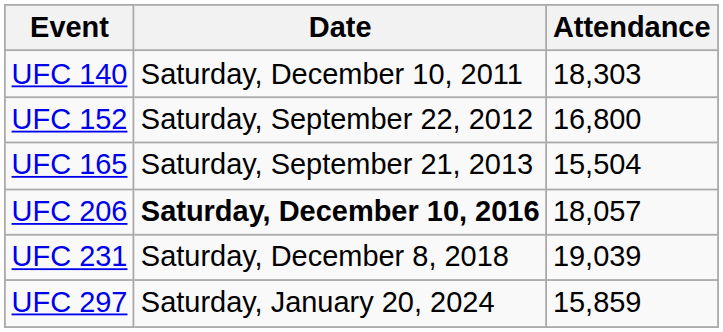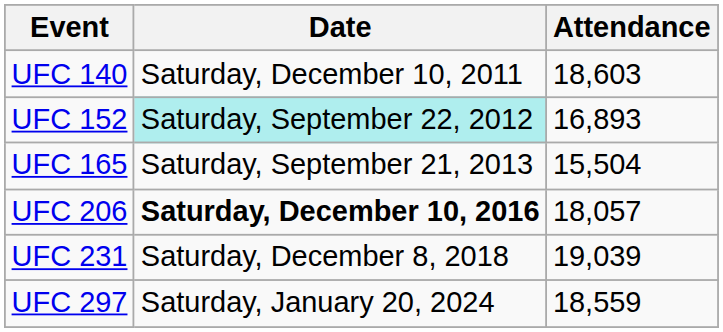(597, 73) 18,303 -> (597, 73) 18,603
(337, 119) no background -> (337, 119) paleturquoise background
(597, 119) 16,800 -> (597, 119) 16,893
(597, 303) 15,859 -> (597, 303) 18,559
